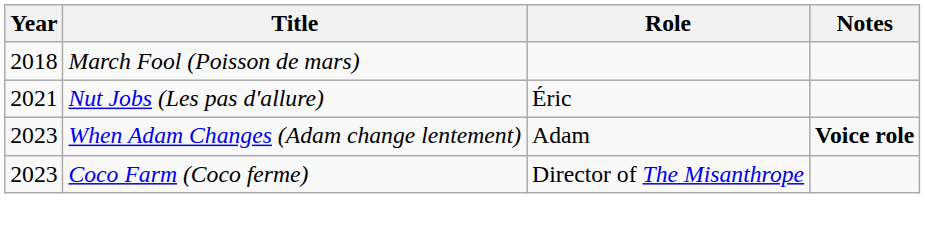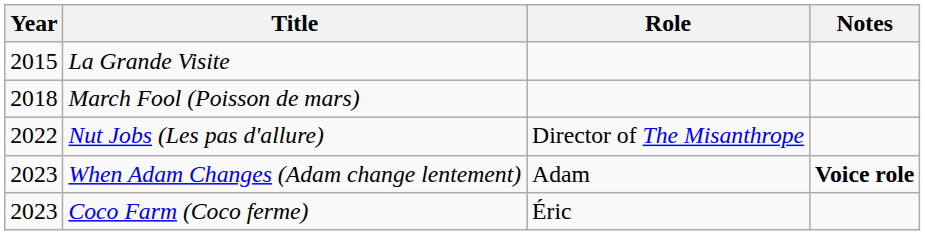+ row: (149, 60)
(34, 98) 2021 -> (34, 135) 2022
(552, 98) Éric -> (668, 135) Director of The Misanthrope
(668, 173) Director of The Misanthrope -> (552, 211) Éric
